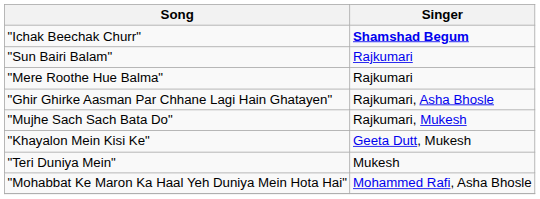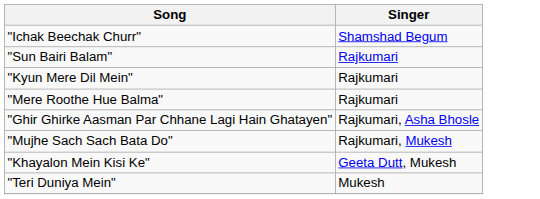(411, 36) bold -> (393, 36) normal
+ row: (70, 78)
- row: (177, 183)
